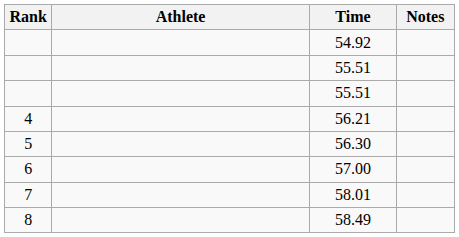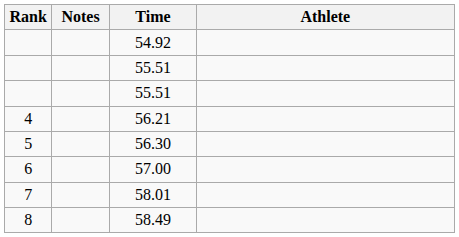columns swapped: (181, 17) <-> (425, 17)
